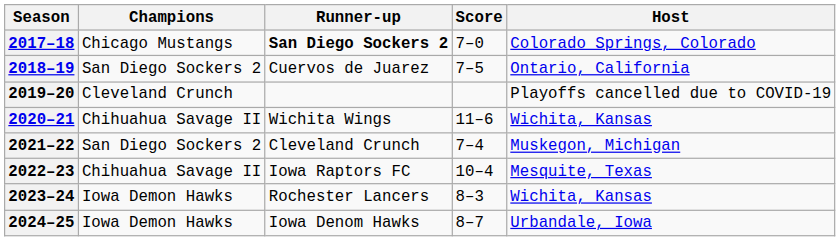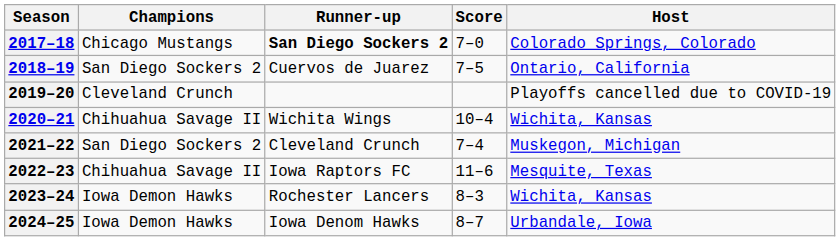(475, 120) 11–6 -> (475, 120) 10–4
(475, 171) 10–4 -> (475, 171) 11–6
